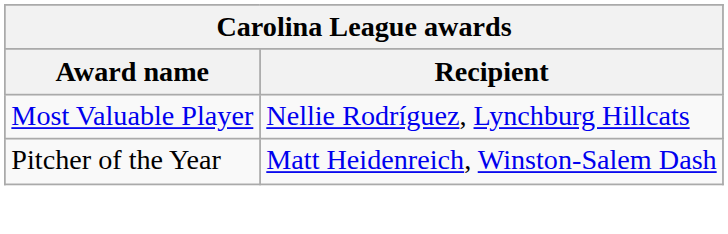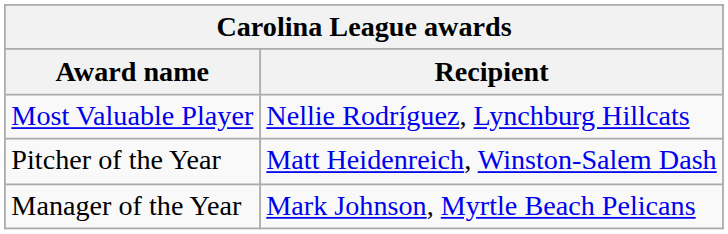+ row: (126, 205)
